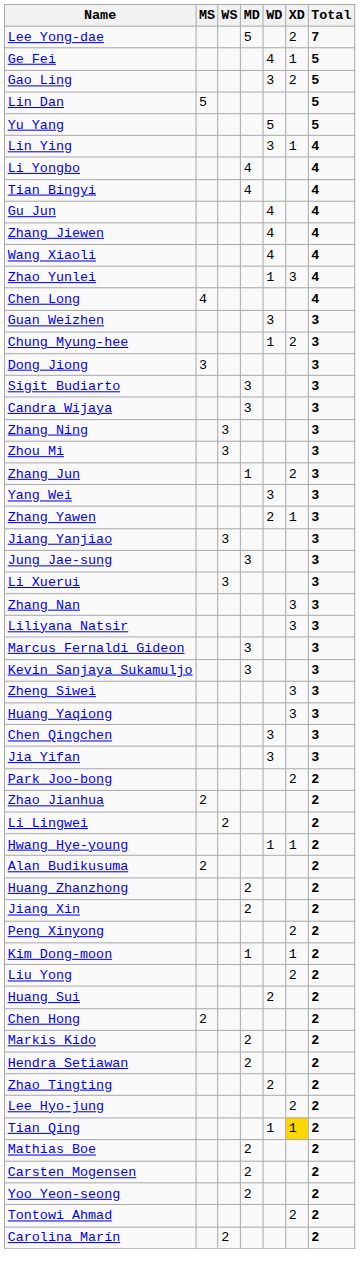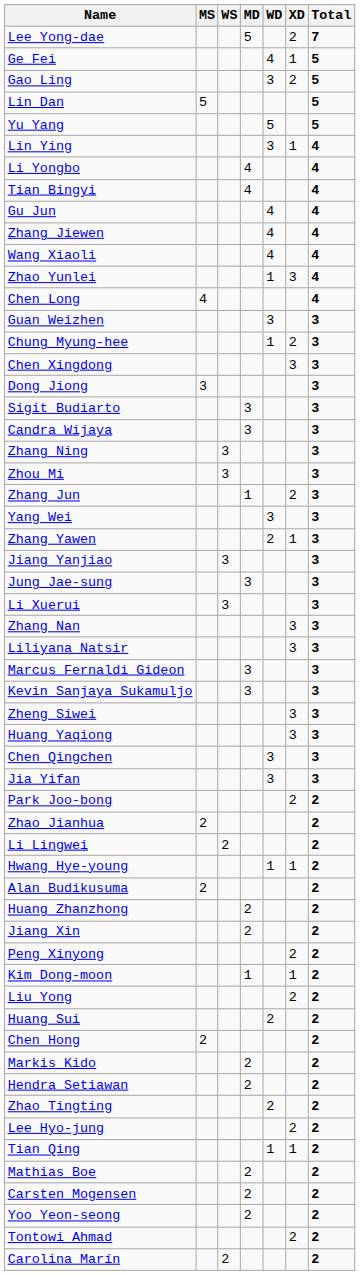+ row: (60, 365)
(293, 1128) gold background -> (293, 1150) no background
